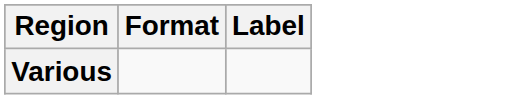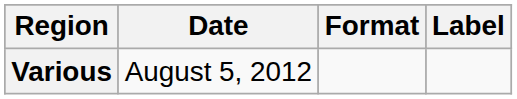+ column: (218, 26)
